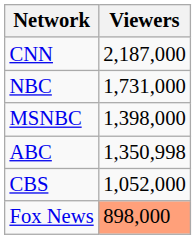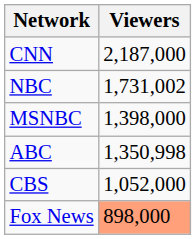(144, 86) 1,731,000 -> (144, 86) 1,731,002
